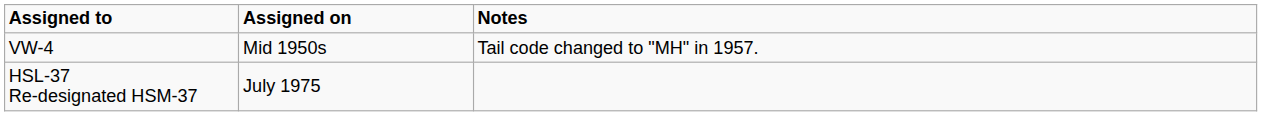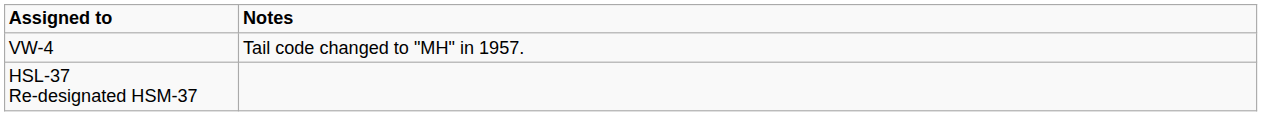- column: (297, 18)
